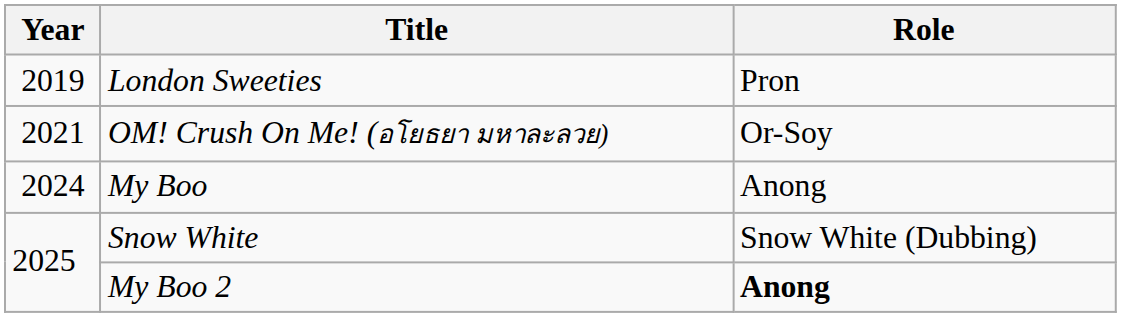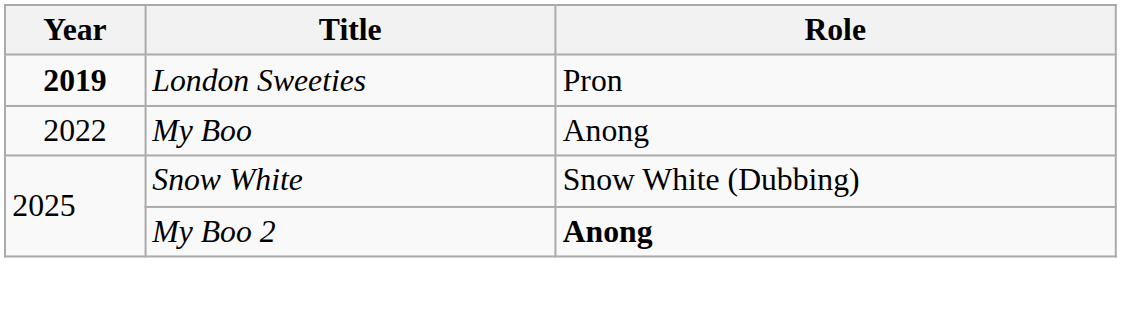(53, 79) normal -> (75, 79) bold
- row: (358, 132)
(53, 186) 2024 -> (75, 130) 2022
